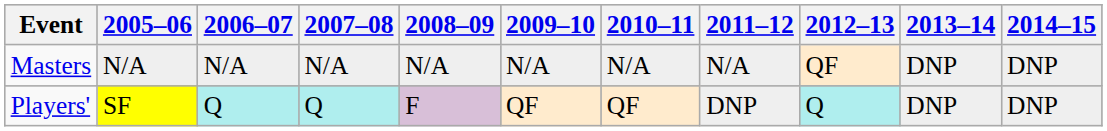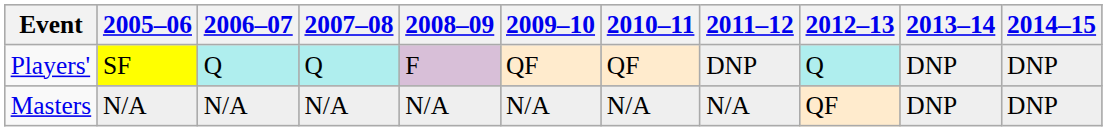rows swapped: (51, 65) <-> (50, 105)
